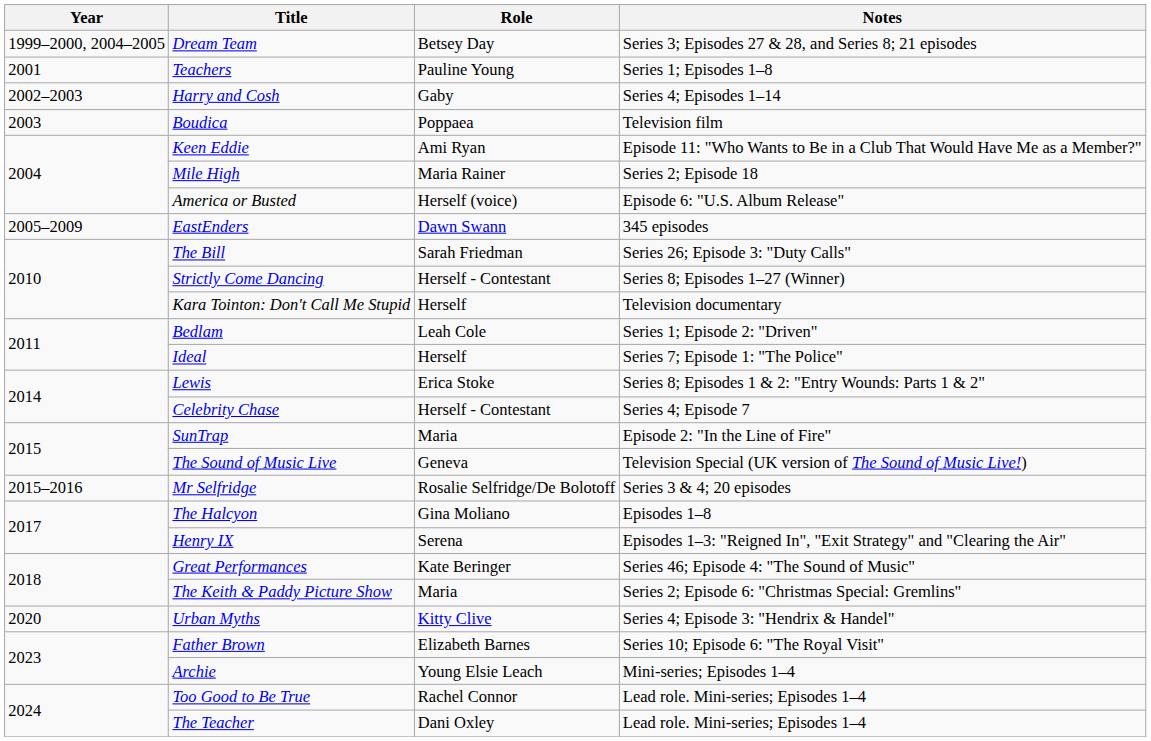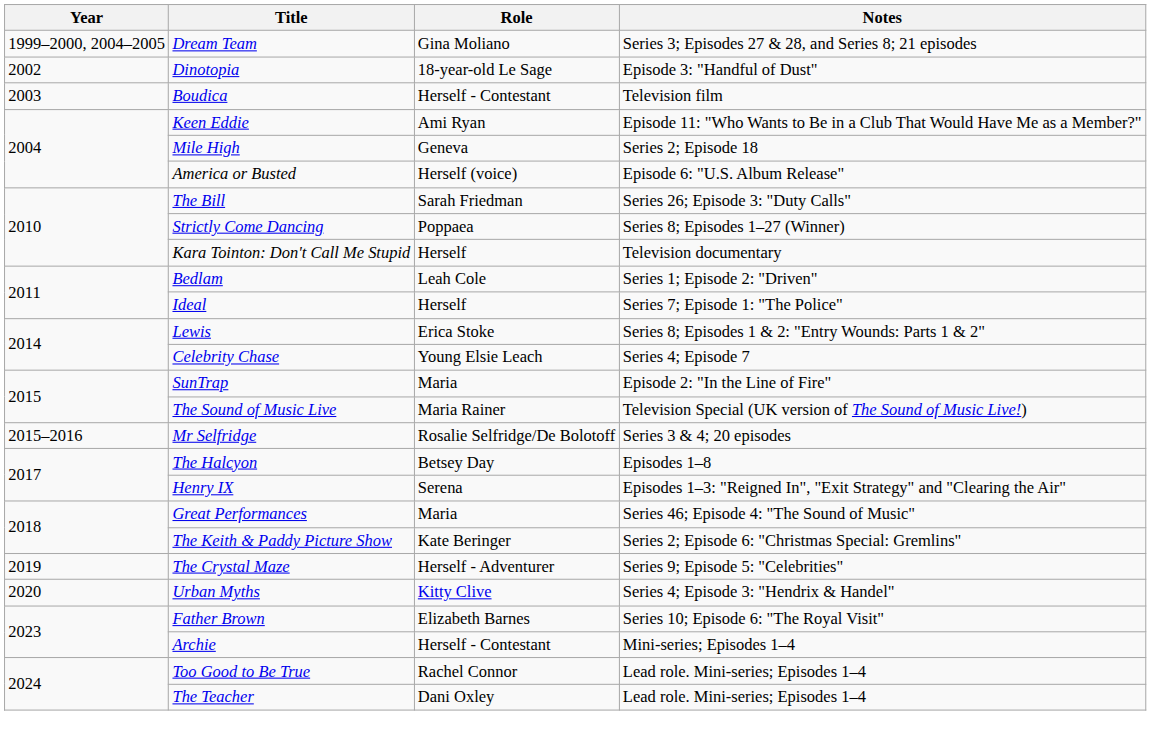(456, 43) Betsey Day -> (464, 43) Gina Moliano
- row: (202, 69)
+ row: (206, 69)
- row: (226, 95)
(446, 122) Poppaea -> (484, 95) Herself - Contestant
(462, 174) Maria Rainer -> (443, 148) Geneva
- row: (210, 226)
(484, 278) Herself - Contestant -> (446, 226) Poppaea
(484, 409) Herself - Contestant -> (480, 357) Young Elsie Leach
(443, 461) Geneva -> (462, 409) Maria Rainer
(464, 514) Gina Moliano -> (456, 461) Betsey Day
(464, 566) Kate Beringer -> (438, 514) Maria
(438, 592) Maria -> (464, 540) Kate Beringer
+ row: (231, 566)
(480, 670) Young Elsie Leach -> (484, 644) Herself - Contestant
